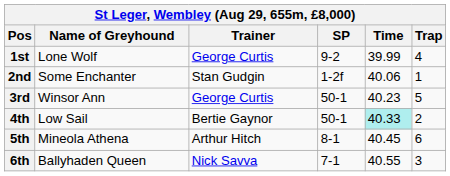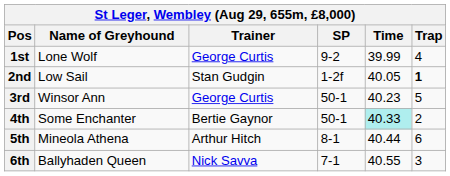(87, 77) Some Enchanter -> (63, 77) Low Sail
(384, 77) 40.06 -> (384, 77) 40.05
(419, 77) normal -> (419, 77) bold
(63, 118) Low Sail -> (87, 118) Some Enchanter
(384, 139) 40.45 -> (384, 139) 40.44
